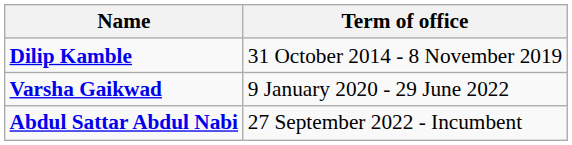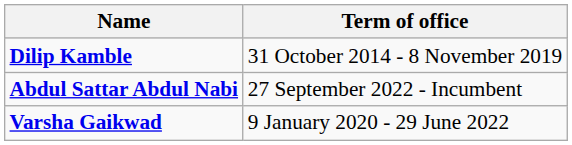rows swapped: (86, 88) <-> (124, 122)
